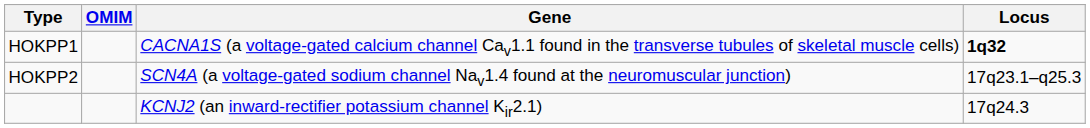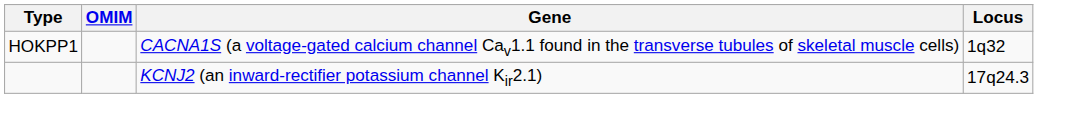(987, 46) bold -> (986, 46) normal
- row: (43, 77)
